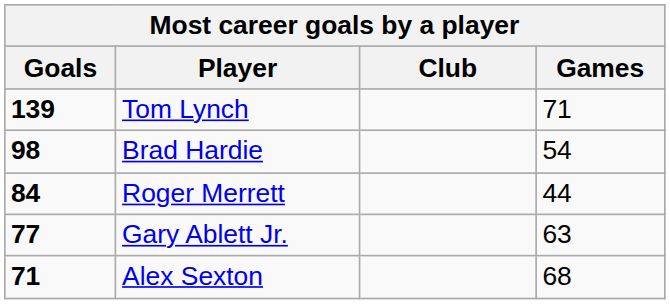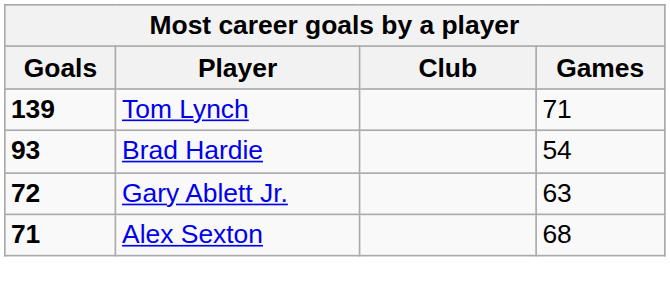(26, 151) 98 -> (26, 151) 93
- row: (204, 192)
(26, 234) 77 -> (26, 192) 72
